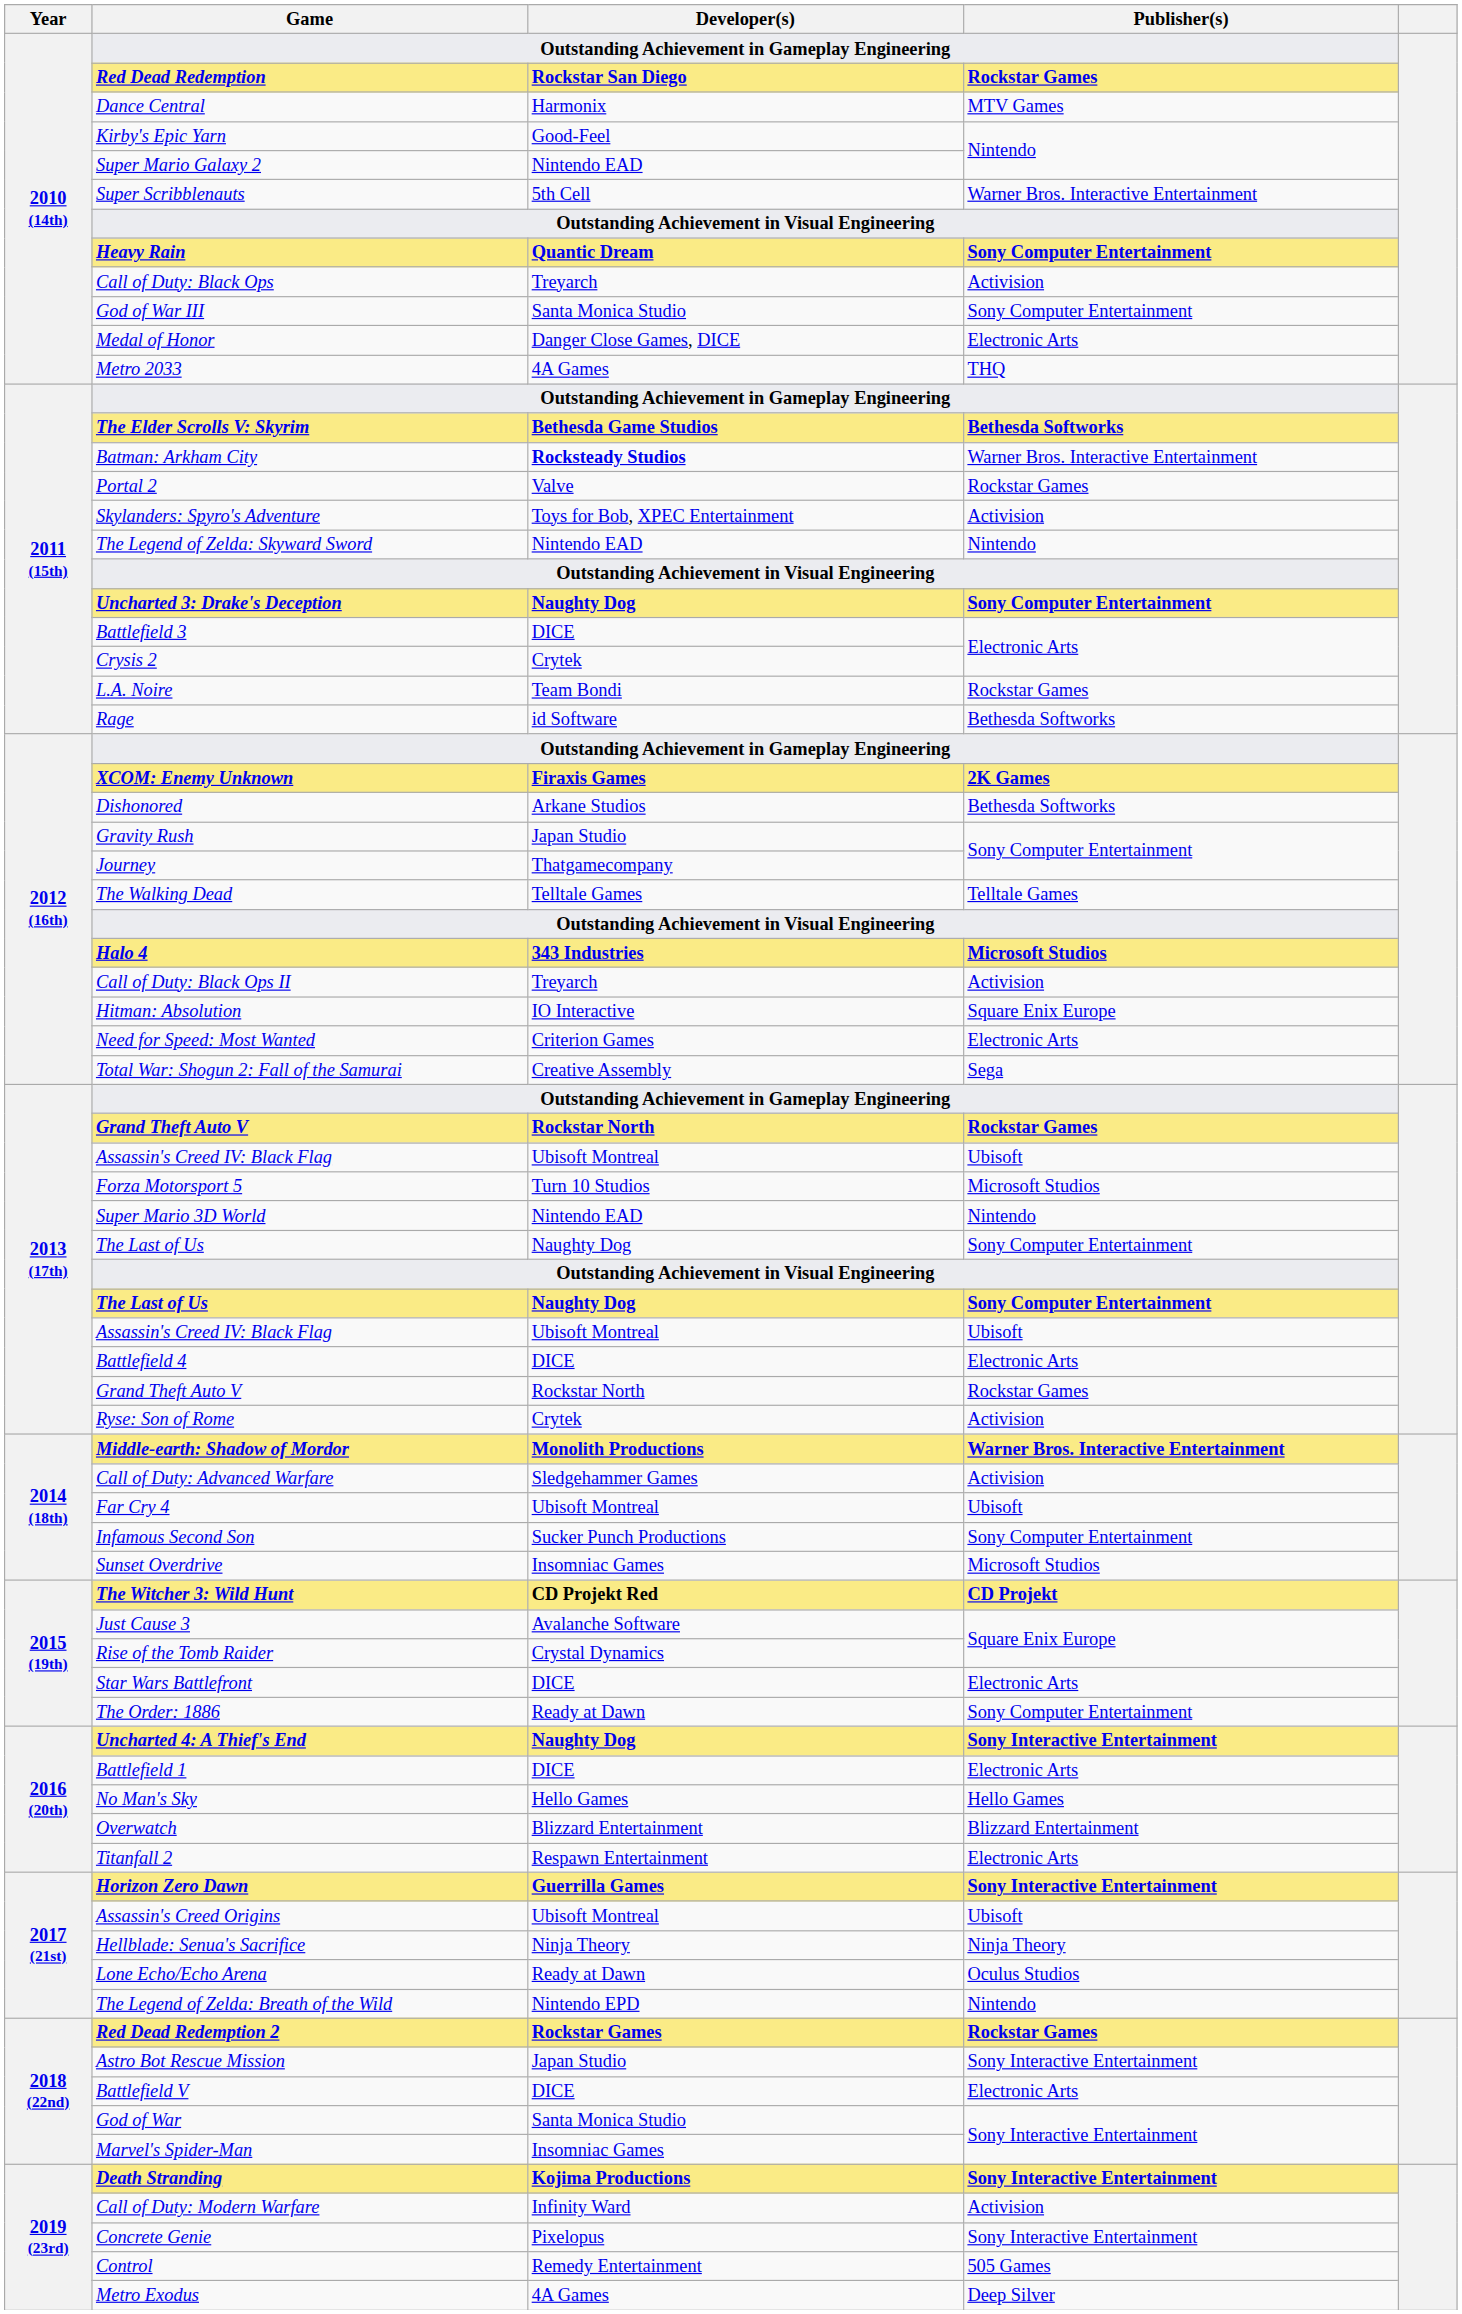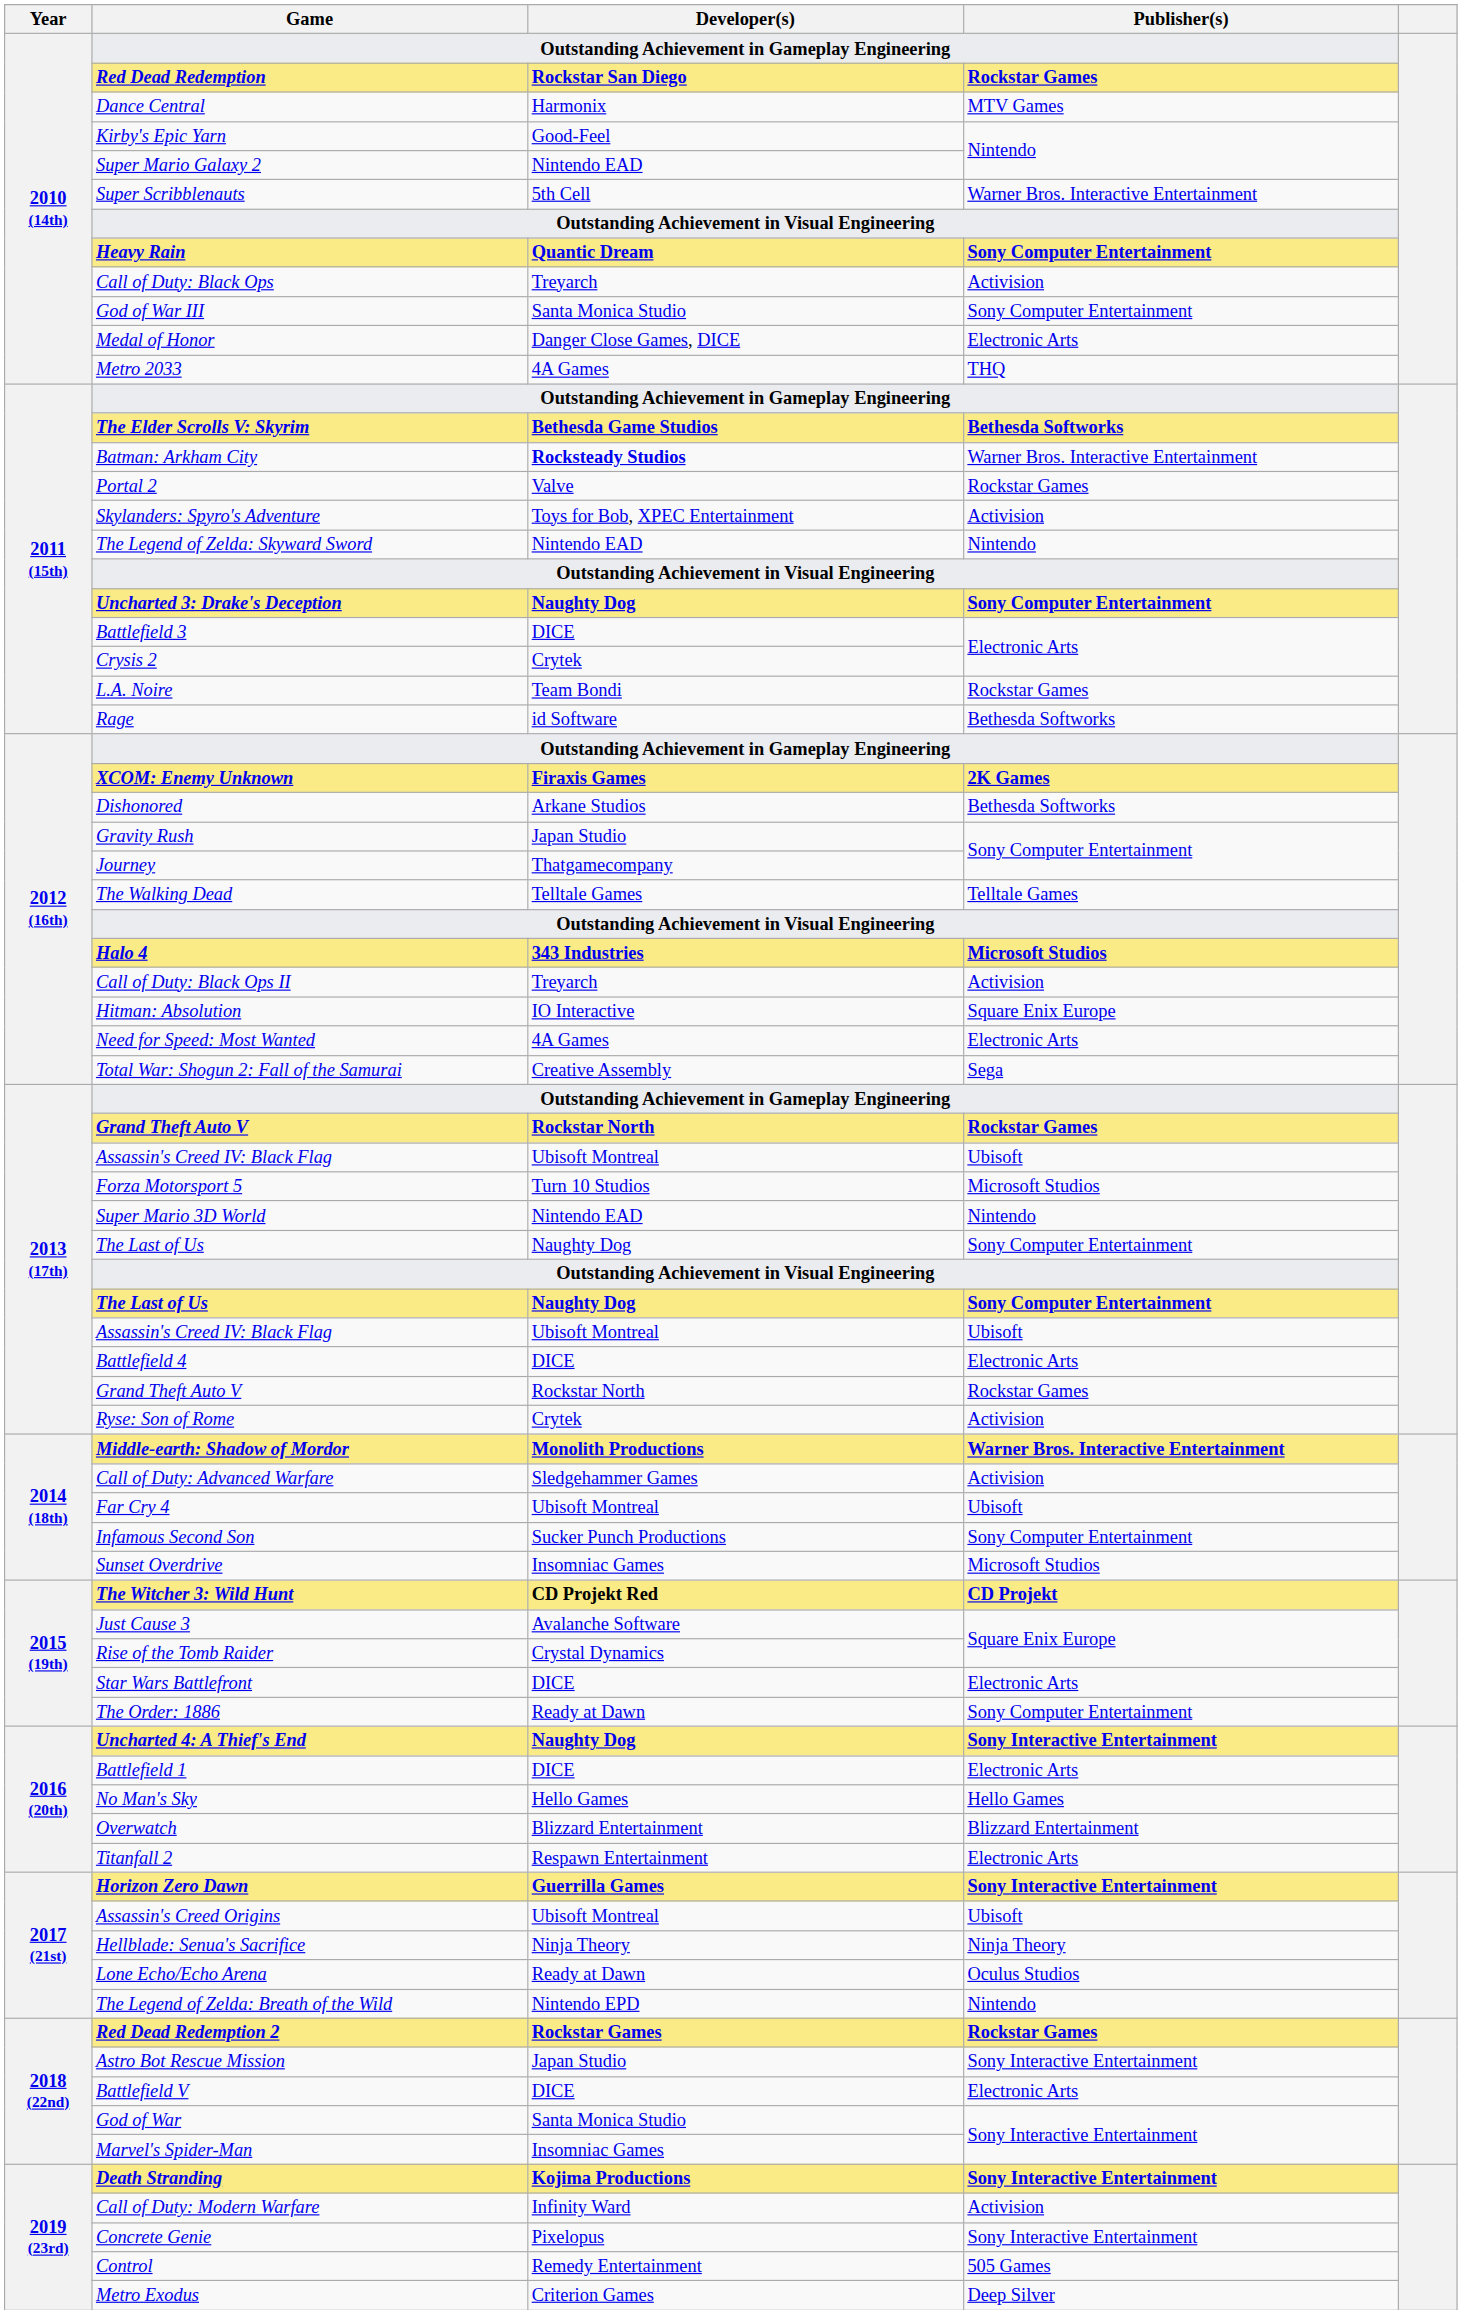(593, 1040) Criterion Games -> (570, 1040) 4A Games
(570, 2295) 4A Games -> (593, 2295) Criterion Games
